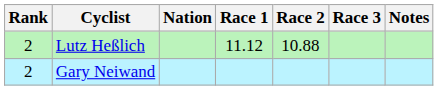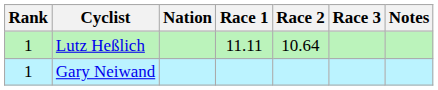(28, 44) 2 -> (28, 44) 1
(244, 44) 11.12 -> (244, 44) 11.11
(300, 44) 10.88 -> (300, 44) 10.64
(28, 71) 2 -> (28, 71) 1
